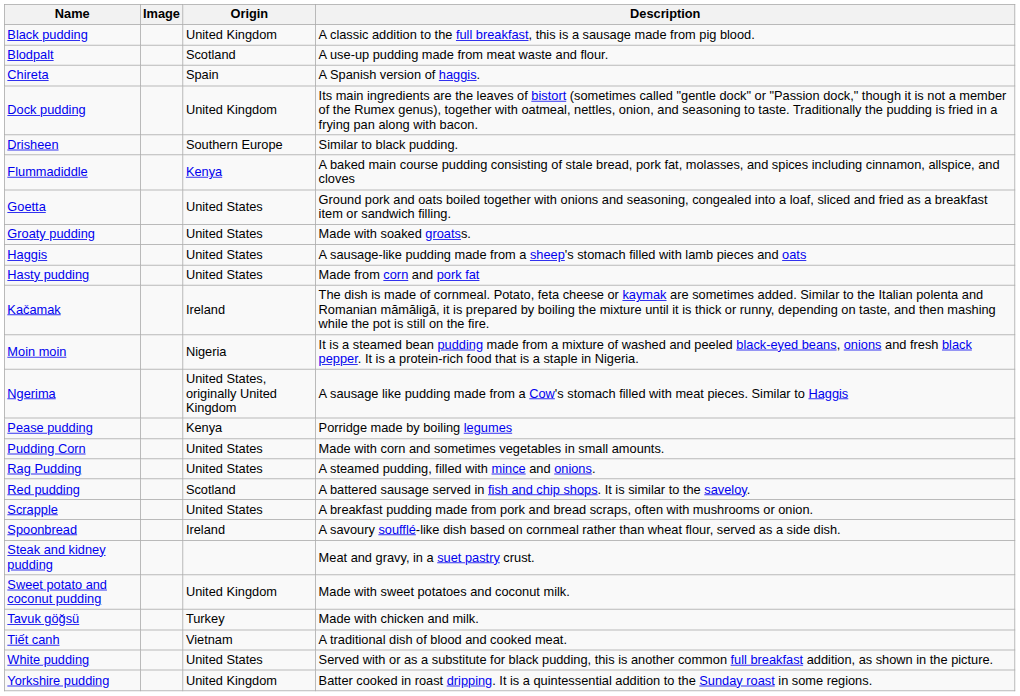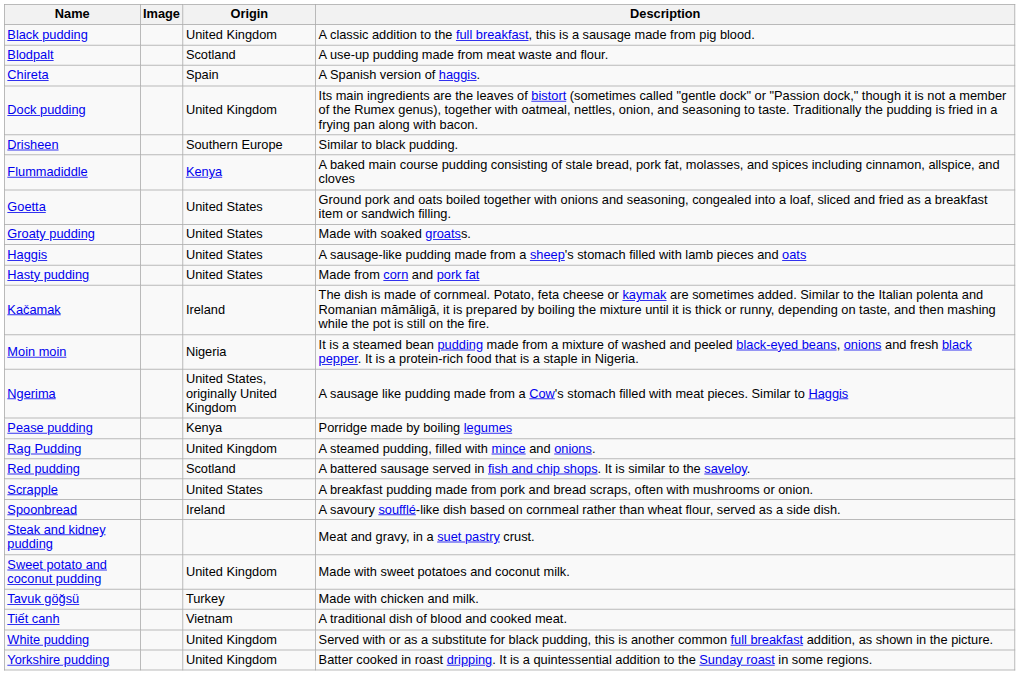- row: (46, 448)
(224, 469) United States -> (231, 448) United Kingdom
(224, 660) United States -> (231, 639) United Kingdom
